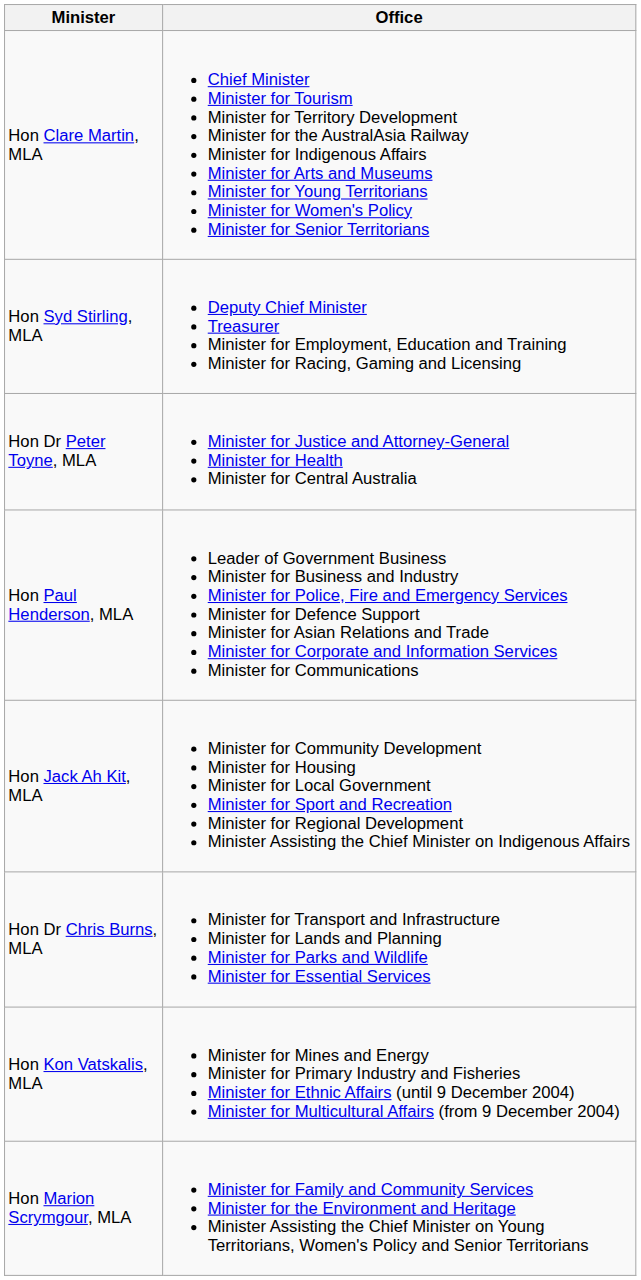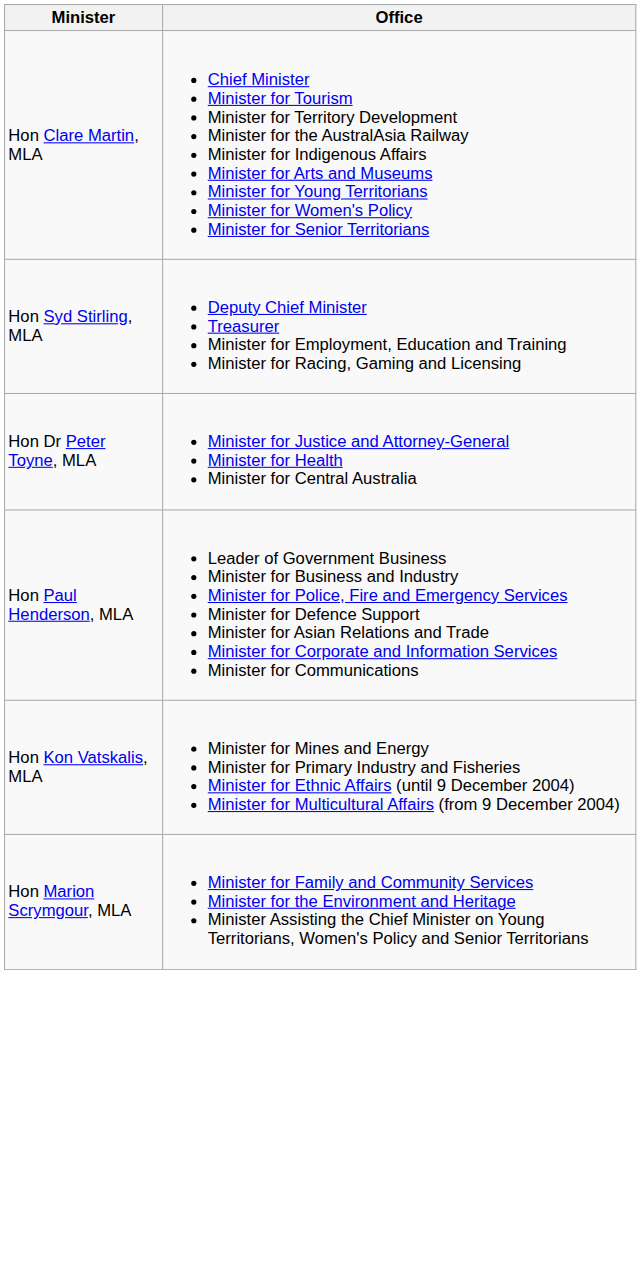- row: (69, 786)
- row: (83, 939)
